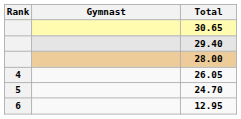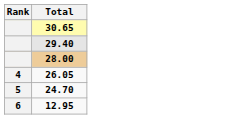- column: (106, 12)
